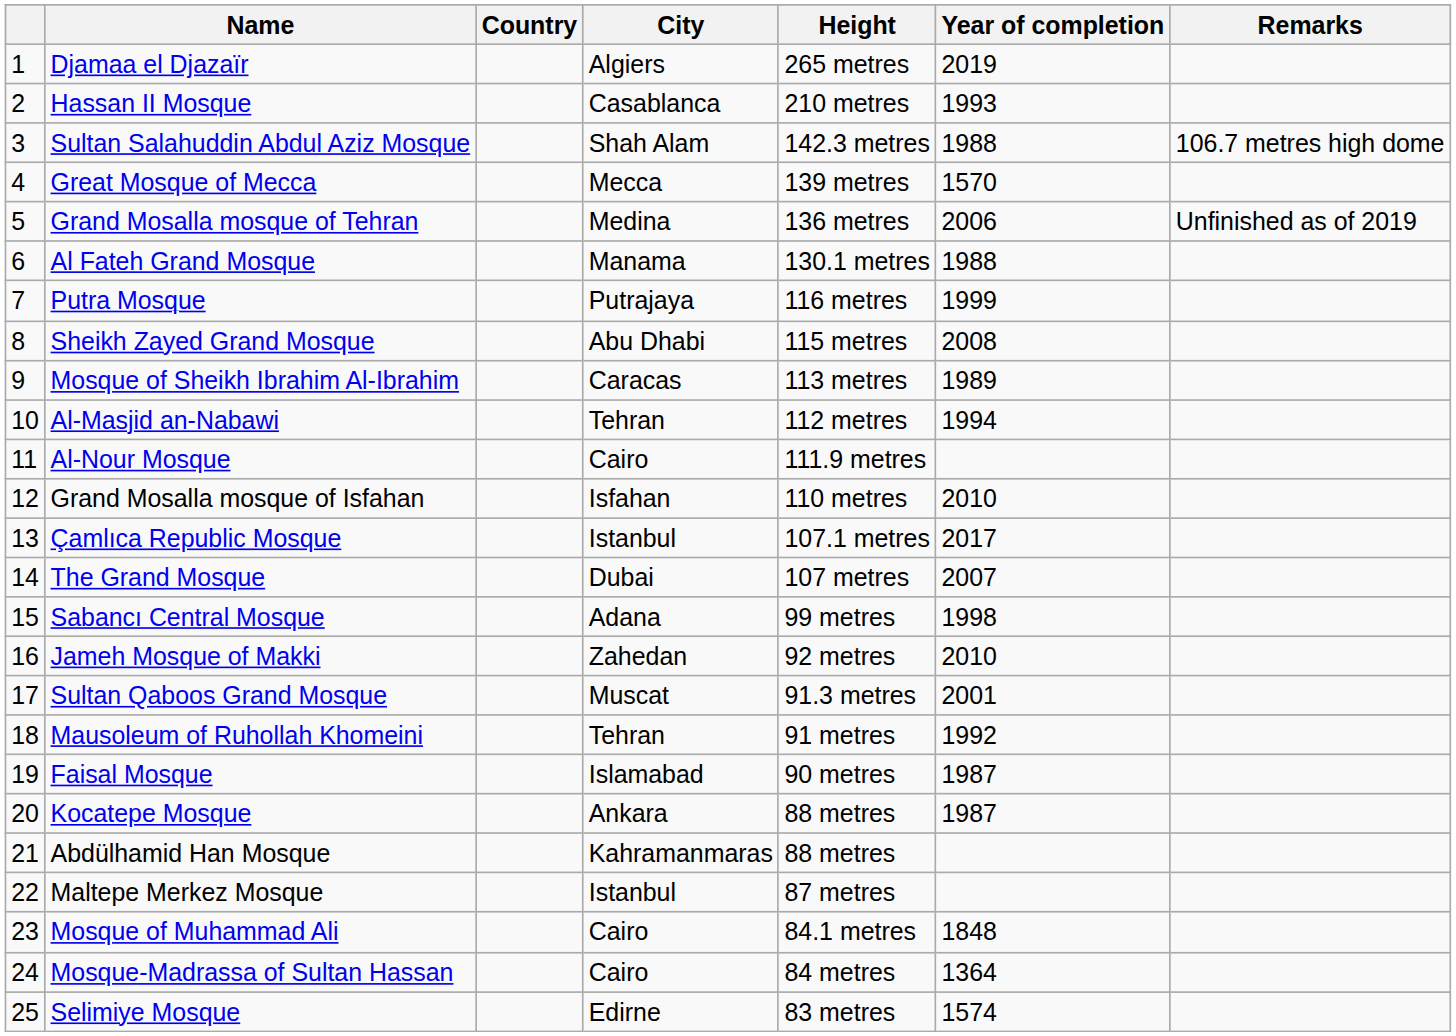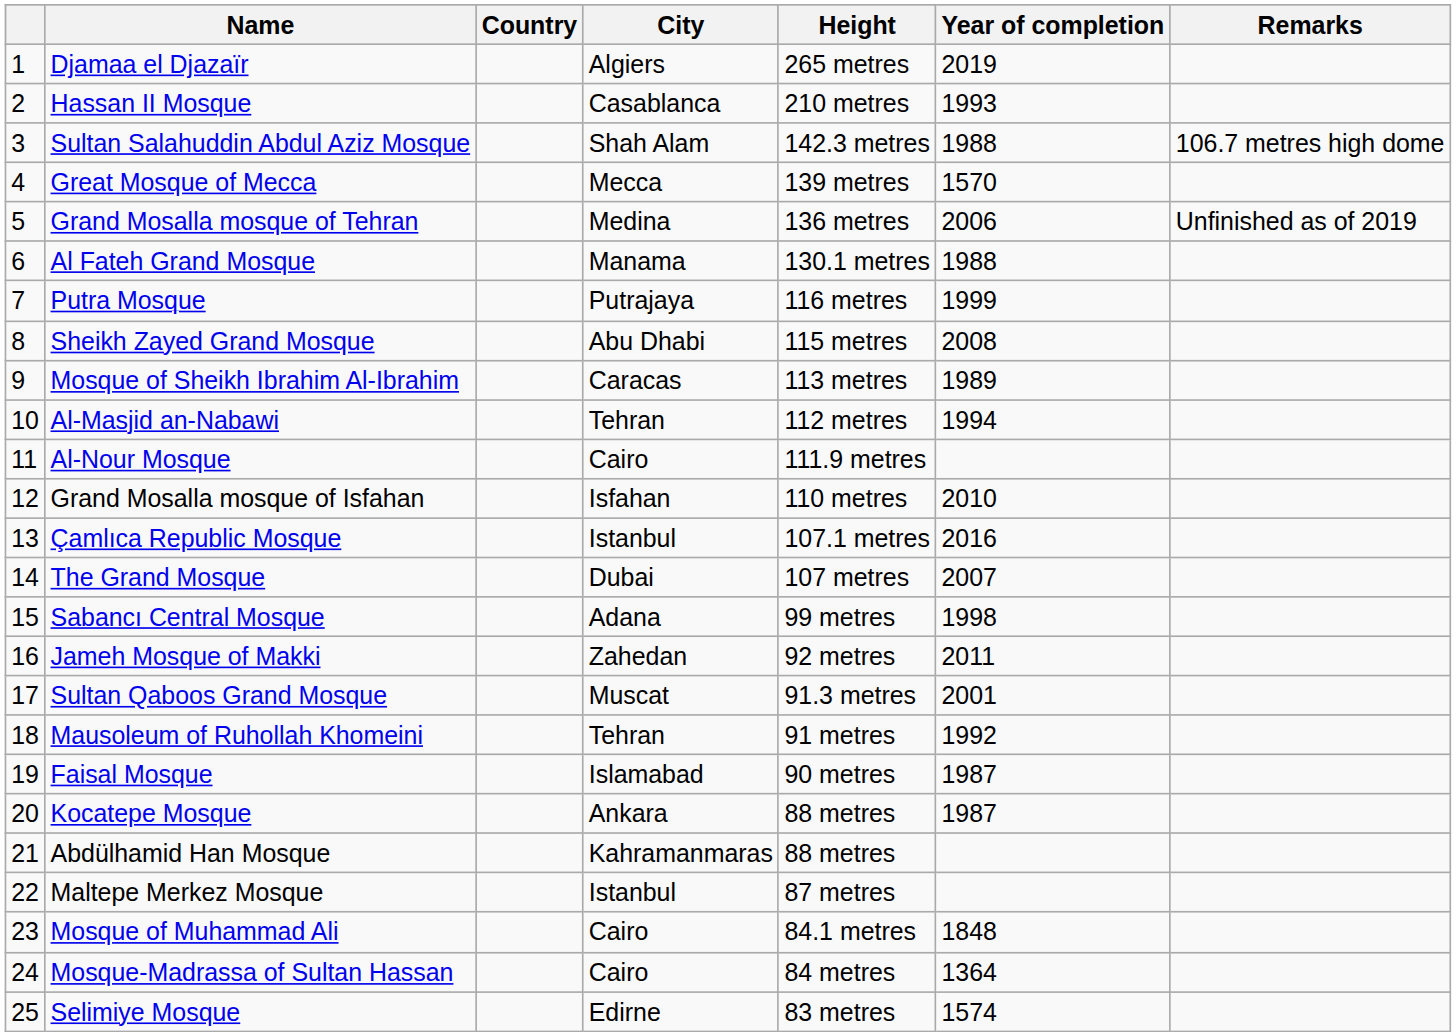(969, 538) 2017 -> (969, 538) 2016
(969, 656) 2010 -> (968, 656) 2011
